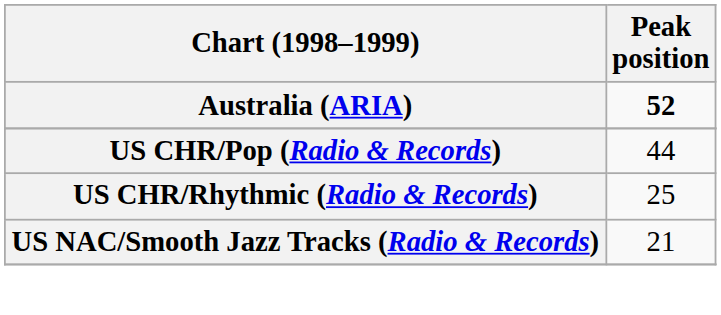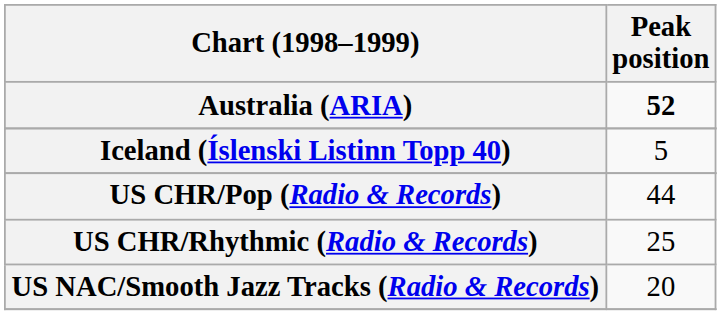+ row: (305, 150)
(661, 241) 21 -> (661, 286) 20
